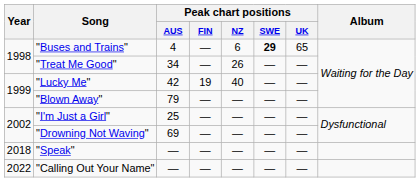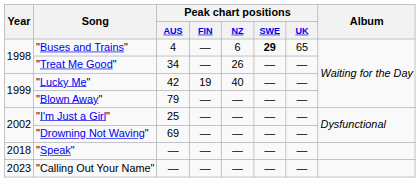(19, 168) 2022 -> (19, 168) 2023
